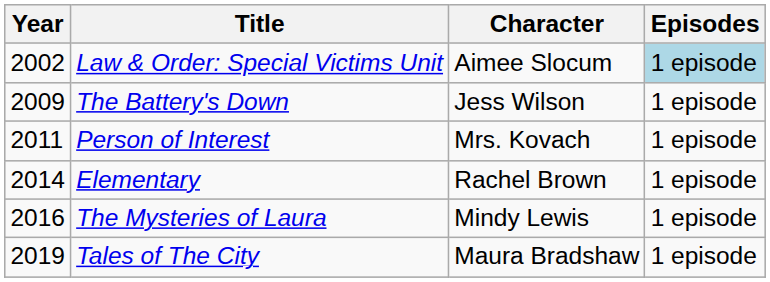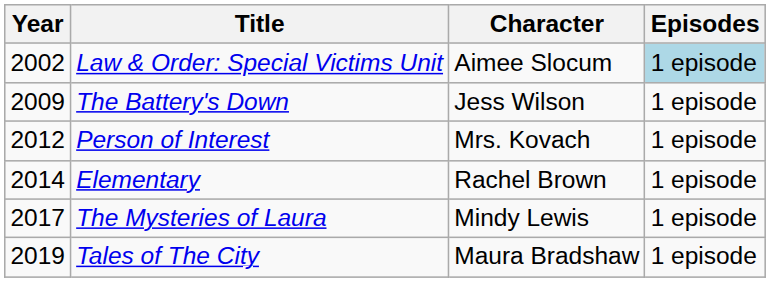(37, 140) 2011 -> (38, 140) 2012
(38, 218) 2016 -> (38, 218) 2017
